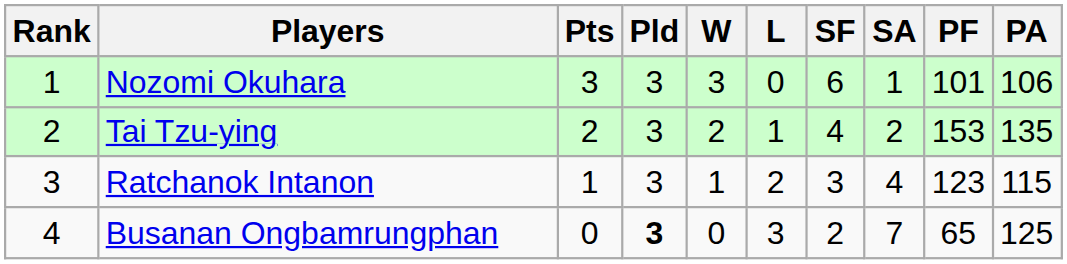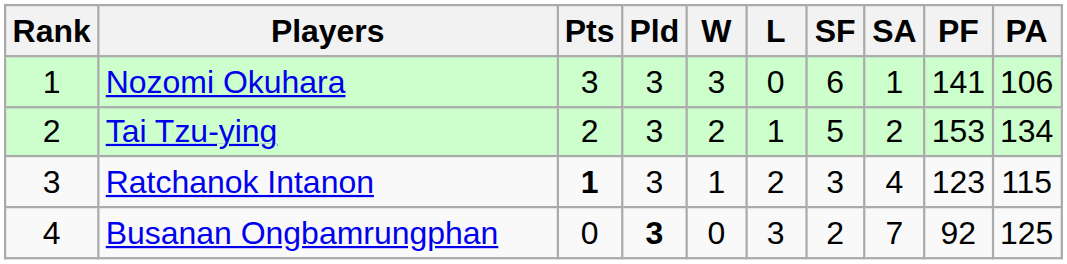(958, 81) 101 -> (958, 81) 141
(835, 132) 4 -> (835, 132) 5
(1027, 132) 135 -> (1027, 132) 134
(590, 182) normal -> (590, 182) bold
(958, 233) 65 -> (958, 233) 92
